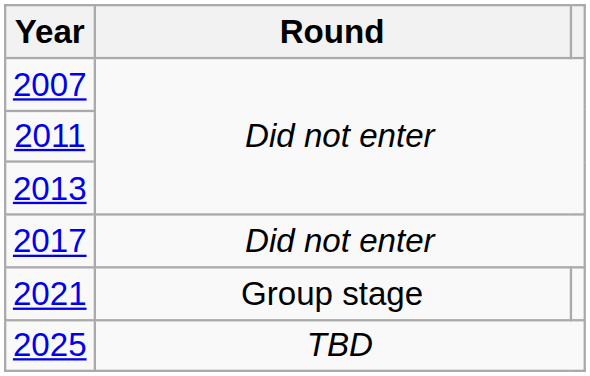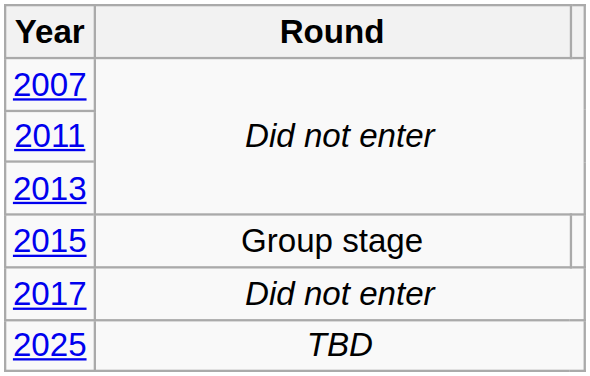+ row: (50, 241)
- row: (50, 293)
